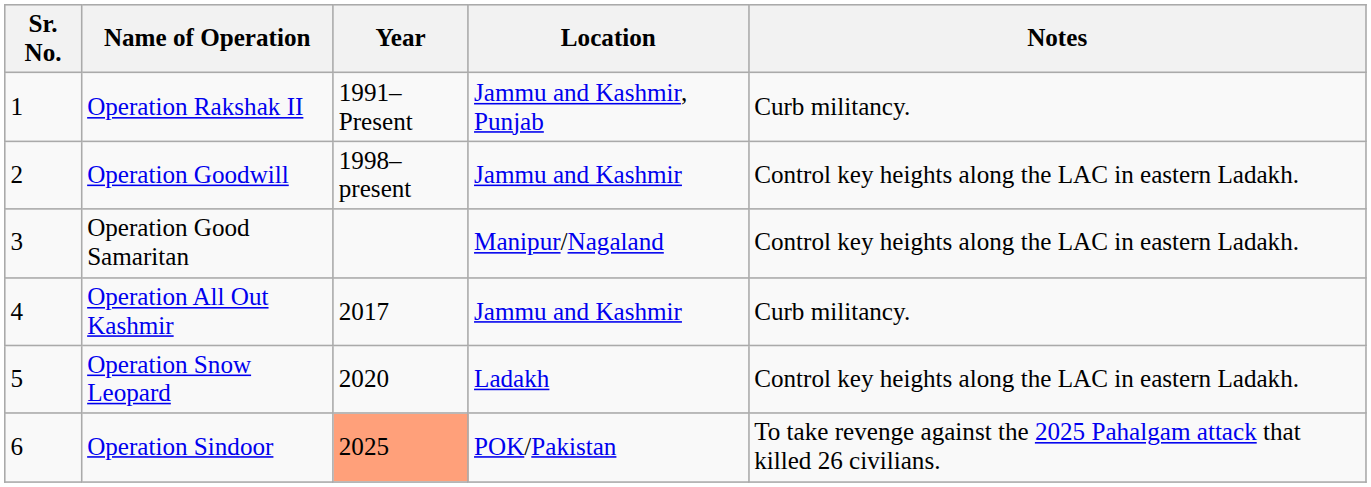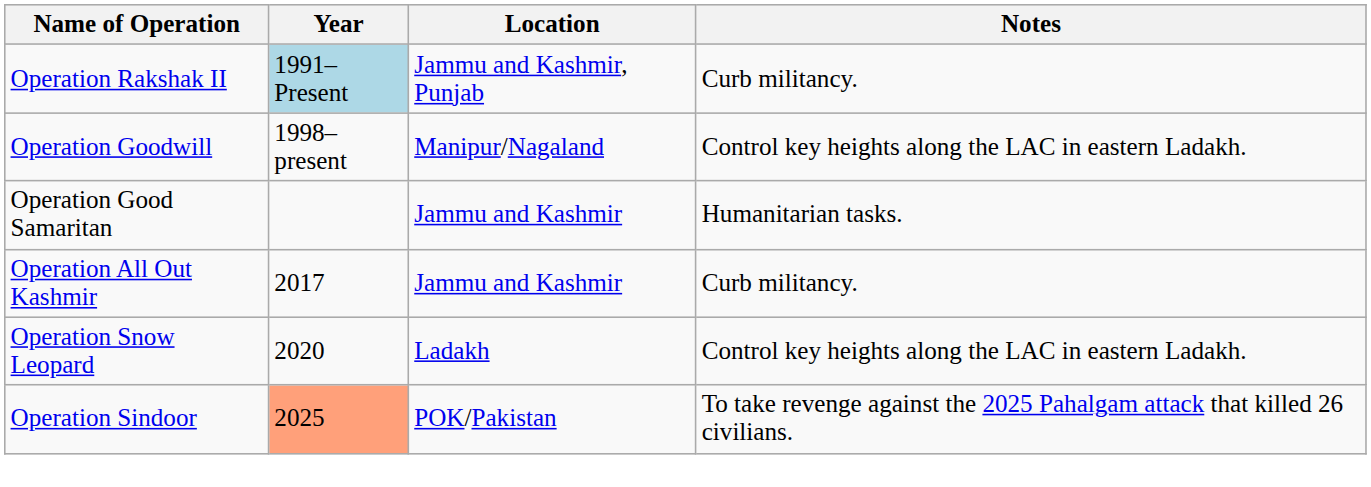- column: (43, 38)
(376, 106) no background -> (311, 78) lightblue background
(578, 174) Jammu and Kashmir -> (509, 146) Manipur/Nagaland
(569, 242) Manipur/Nagaland -> (518, 214) Jammu and Kashmir
(1027, 242) Control key heights along the LAC in eastern Ladakh. -> (802, 214) Humanitarian tasks.
